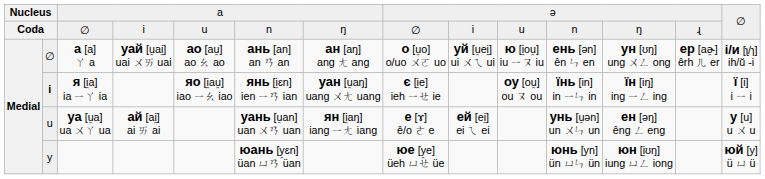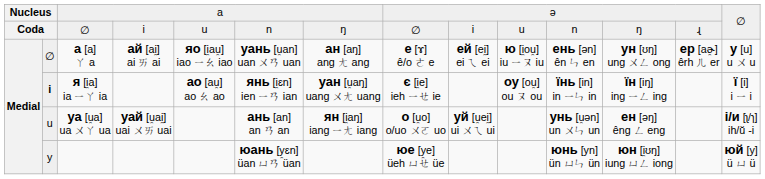(144, 55) уай [u̯ai̯] uai ㄨㄞ uai -> (144, 55) ай [ai̯] ai ㄞ ai
(205, 55) ao [au̯] ao ㄠ ao -> (205, 55) яо [i̯au̯] iao ㄧㄠ iao
(269, 55) ань [an] an ㄢ an -> (269, 55) уань [u̯an] uan ㄨㄢ uan
(416, 55) о [u̯o] o/uo ㄨㄛ uo -> (416, 55) е [ɤ] ê/o ㄜ e
(473, 55) уй [u̯ei̯] ui ㄨㄟ ui -> (473, 55) ей [ei̯] ei ㄟ ei
(741, 56) і/и [ʅ/ɿ] ih/ŭ -i -> (741, 55) у [u] u ㄨ u
(205, 89) яо [i̯au̯] iao ㄧㄠ iao -> (205, 89) ao [au̯] ao ㄠ ao
(144, 122) ай [ai̯] ai ㄞ ai -> (144, 122) уай [u̯ai̯] uai ㄨㄞ uai
(269, 122) уань [u̯an] uan ㄨㄢ uan -> (269, 122) ань [an] an ㄢ an
(416, 122) е [ɤ] ê/o ㄜ e -> (416, 122) о [u̯o] o/uo ㄨㄛ uo
(473, 122) ей [ei̯] ei ㄟ ei -> (473, 122) уй [u̯ei̯] ui ㄨㄟ ui
(741, 122) у [u] u ㄨ u -> (741, 123) і/и [ʅ/ɿ] ih/ŭ -i
